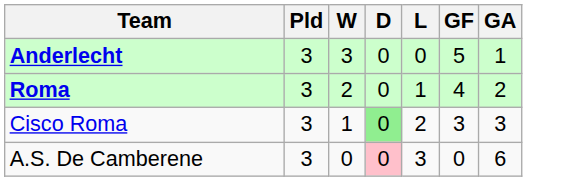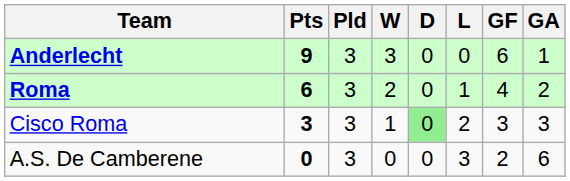+ column: (306, 21)
(459, 55) 5 -> (503, 55) 6
(384, 158) pink background -> (427, 158) no background
(459, 158) 0 -> (503, 158) 2
